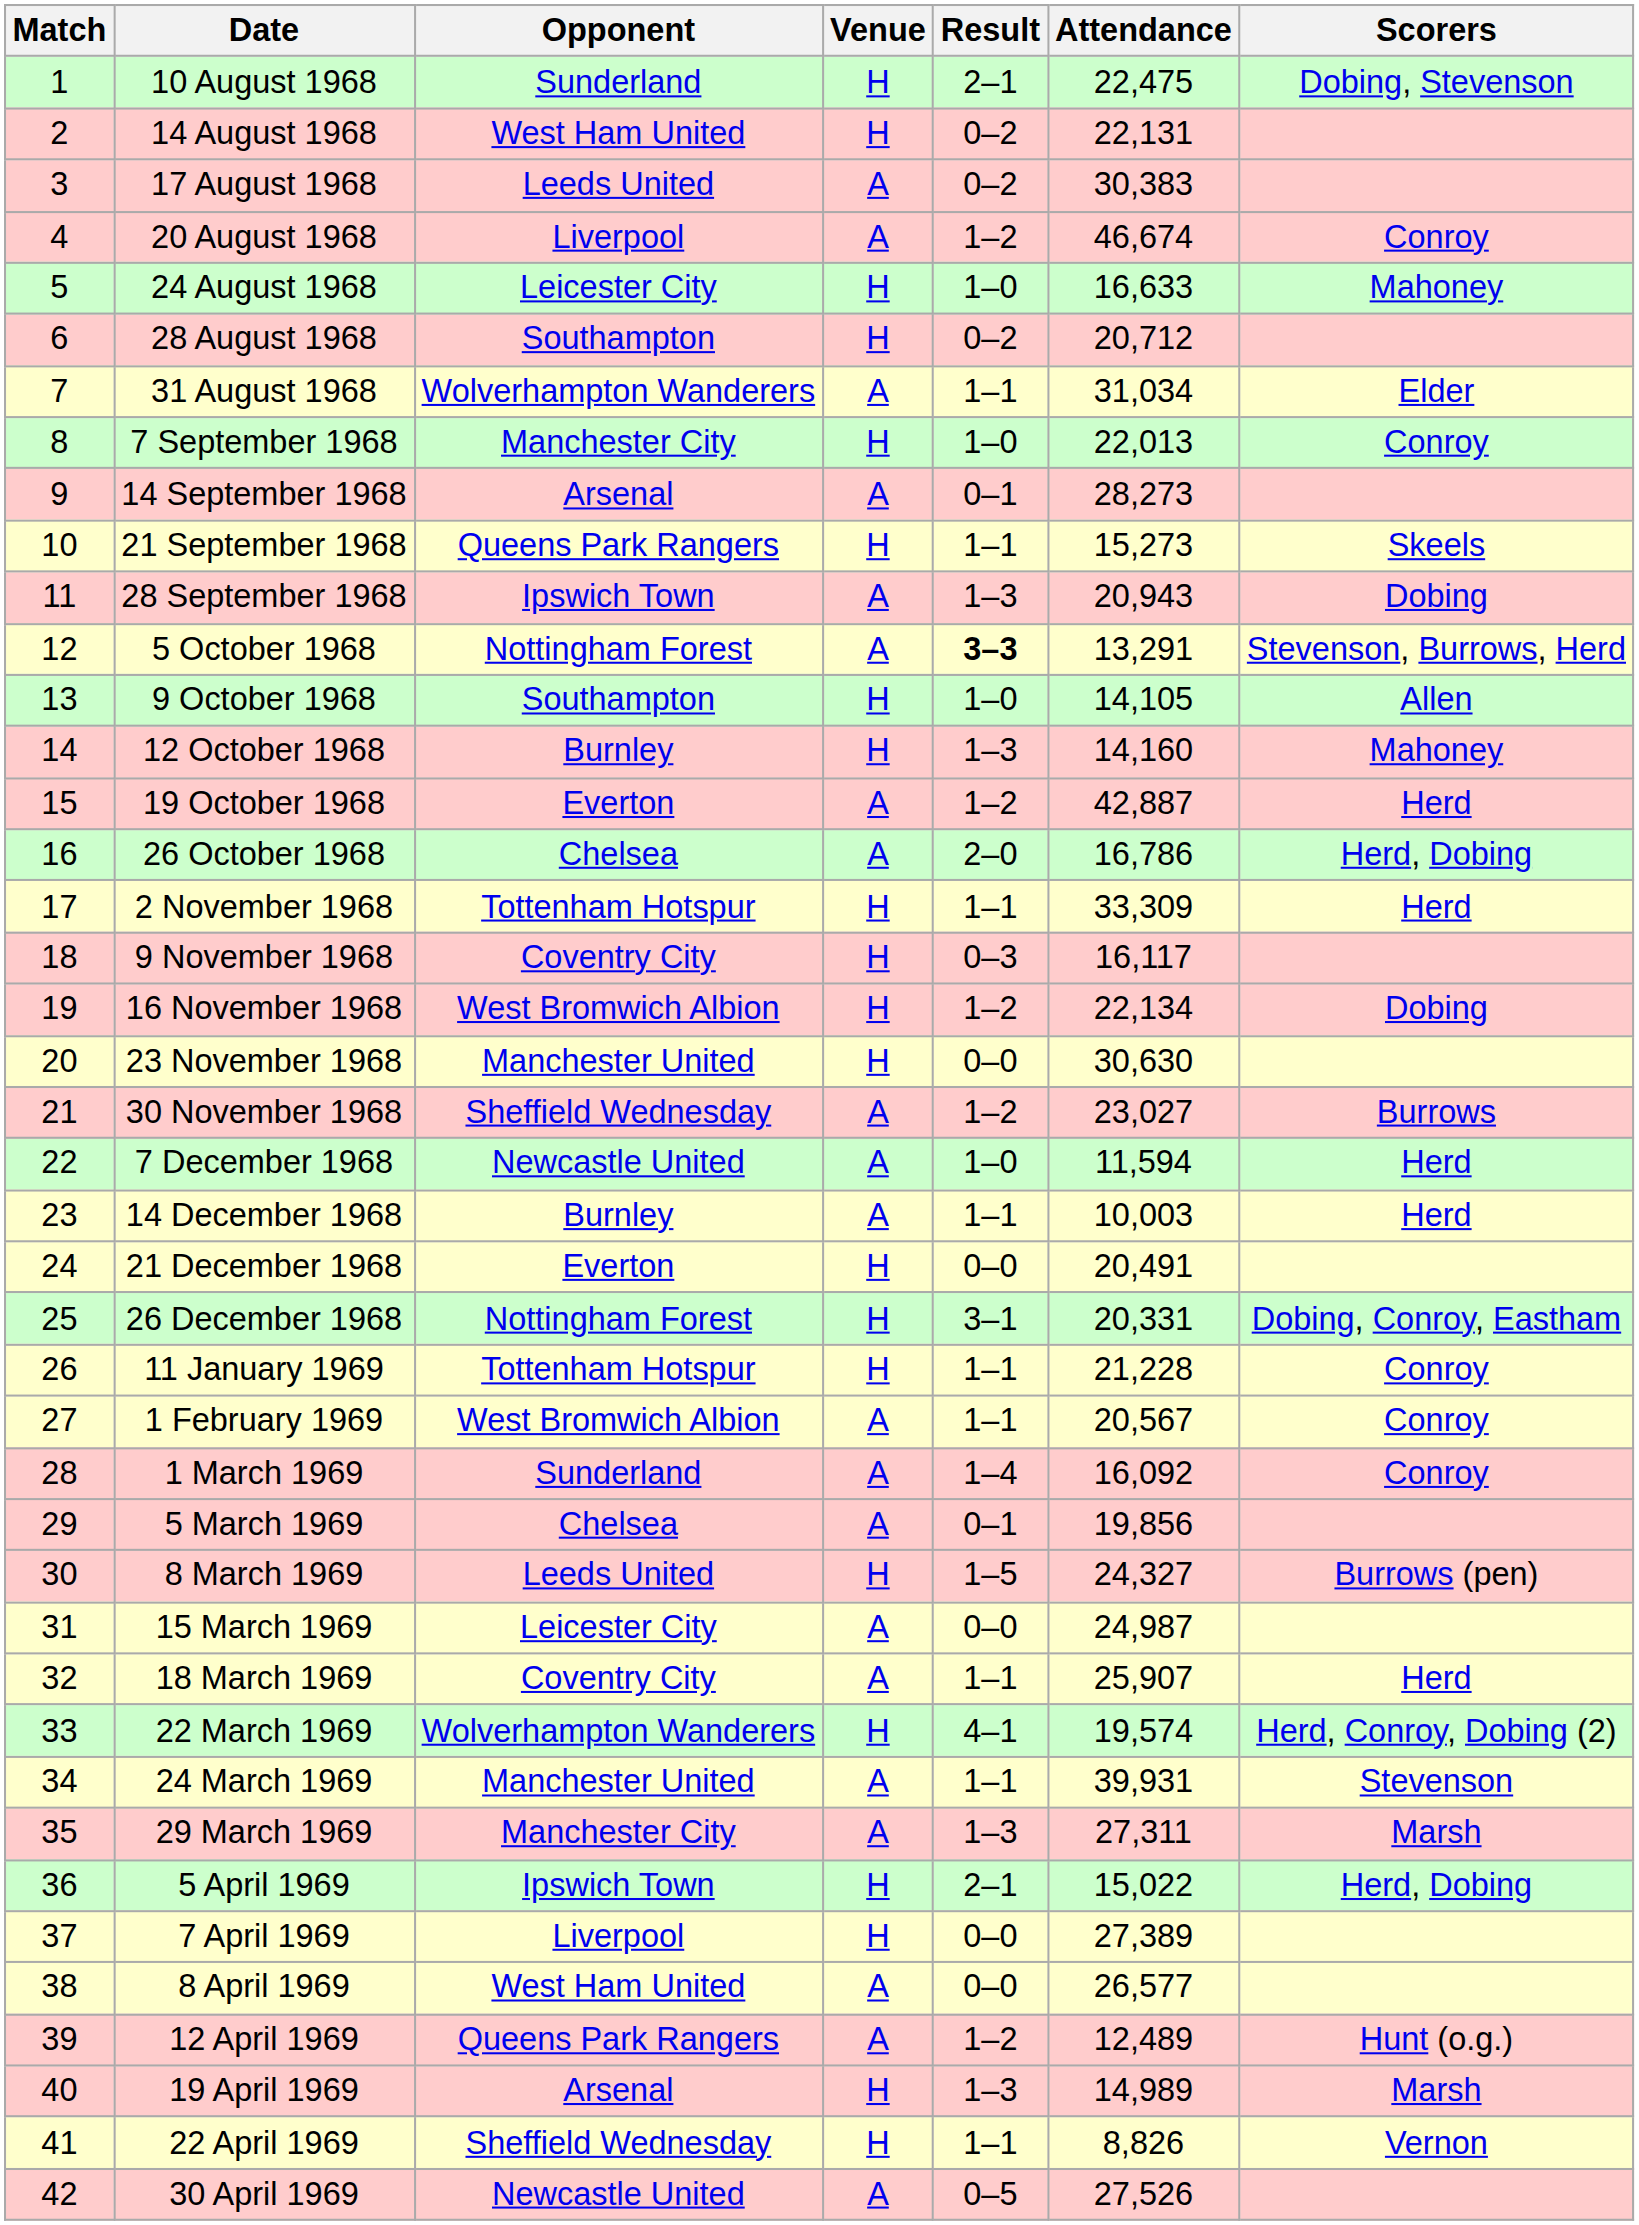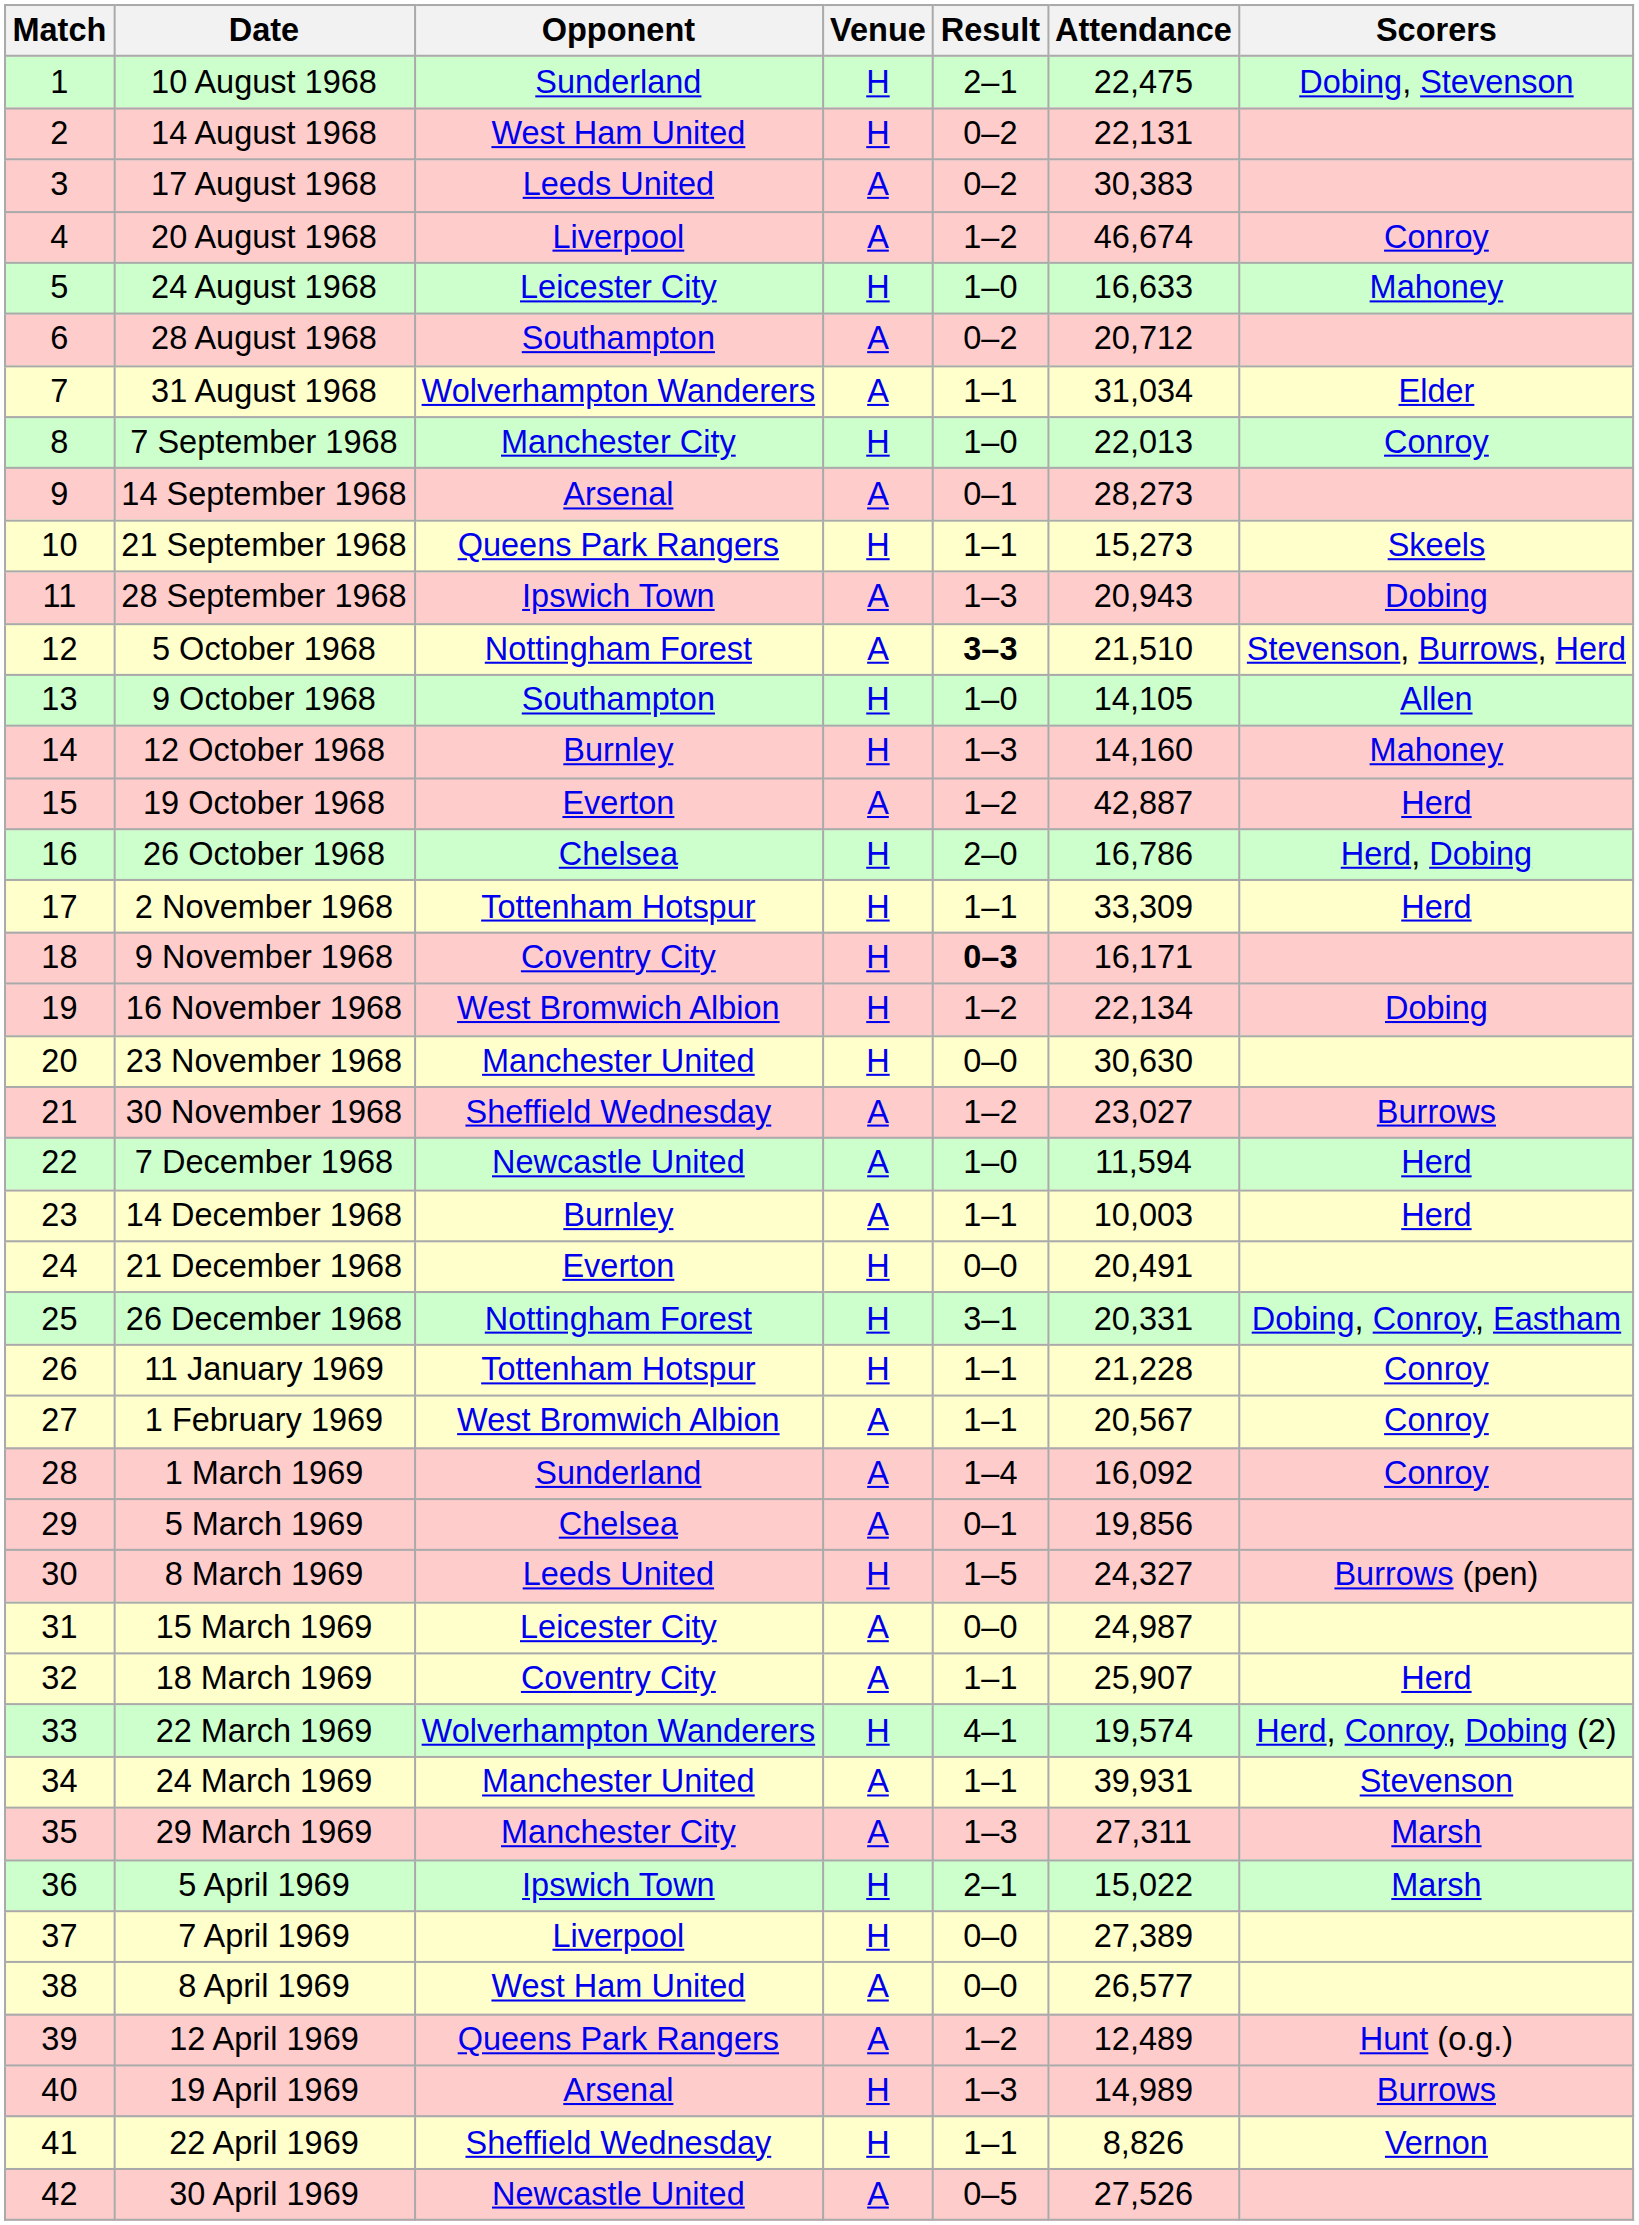(878, 339) H -> (878, 339) A
(1143, 648) 13,291 -> (1143, 648) 21,510
(878, 854) A -> (878, 854) H
(990, 957) normal -> (990, 957) bold
(1143, 957) 16,117 -> (1143, 957) 16,171
(1436, 1884) Herd, Dobing -> (1436, 1884) Marsh
(1436, 2090) Marsh -> (1436, 2090) Burrows
